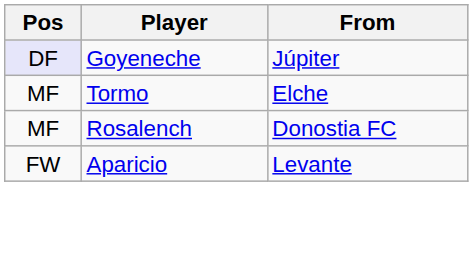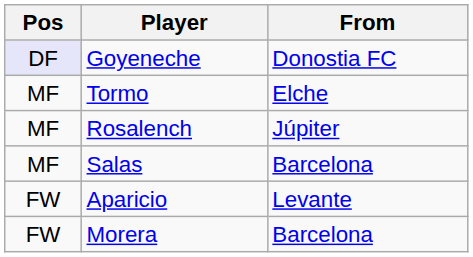(306, 58) Júpiter -> (334, 58) Donostia FC
(334, 129) Donostia FC -> (306, 129) Júpiter
+ row: (114, 164)
+ row: (122, 235)
